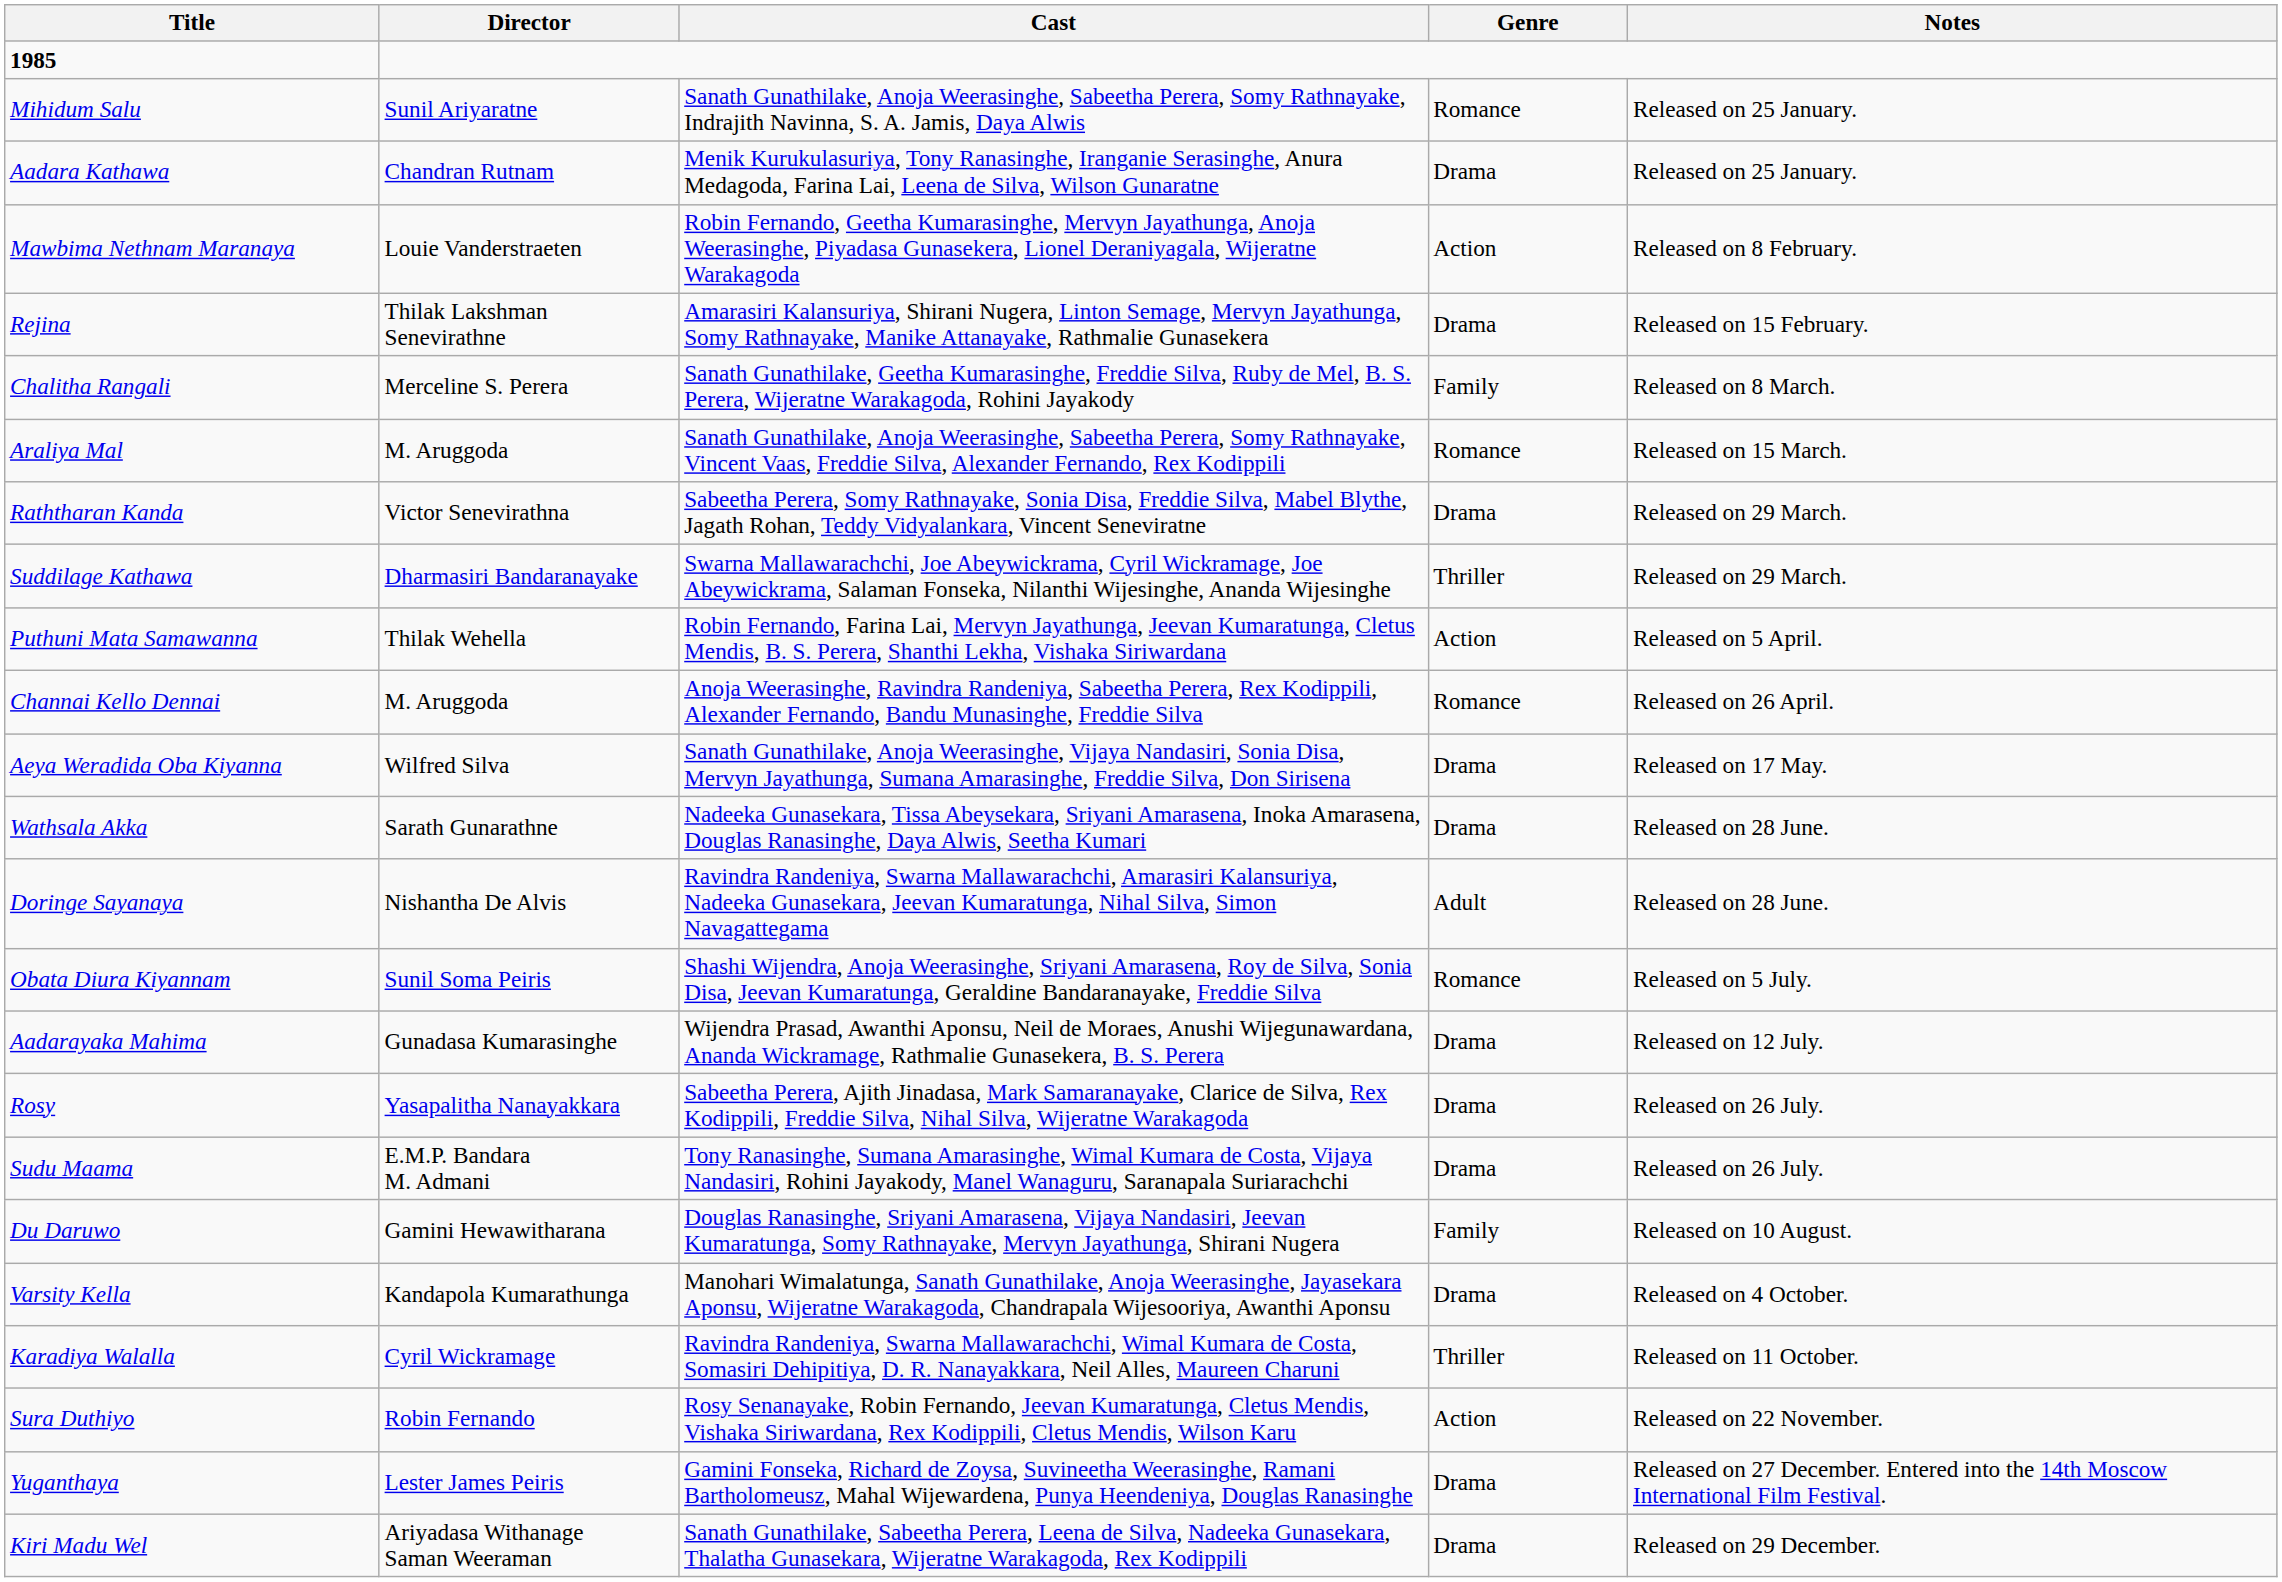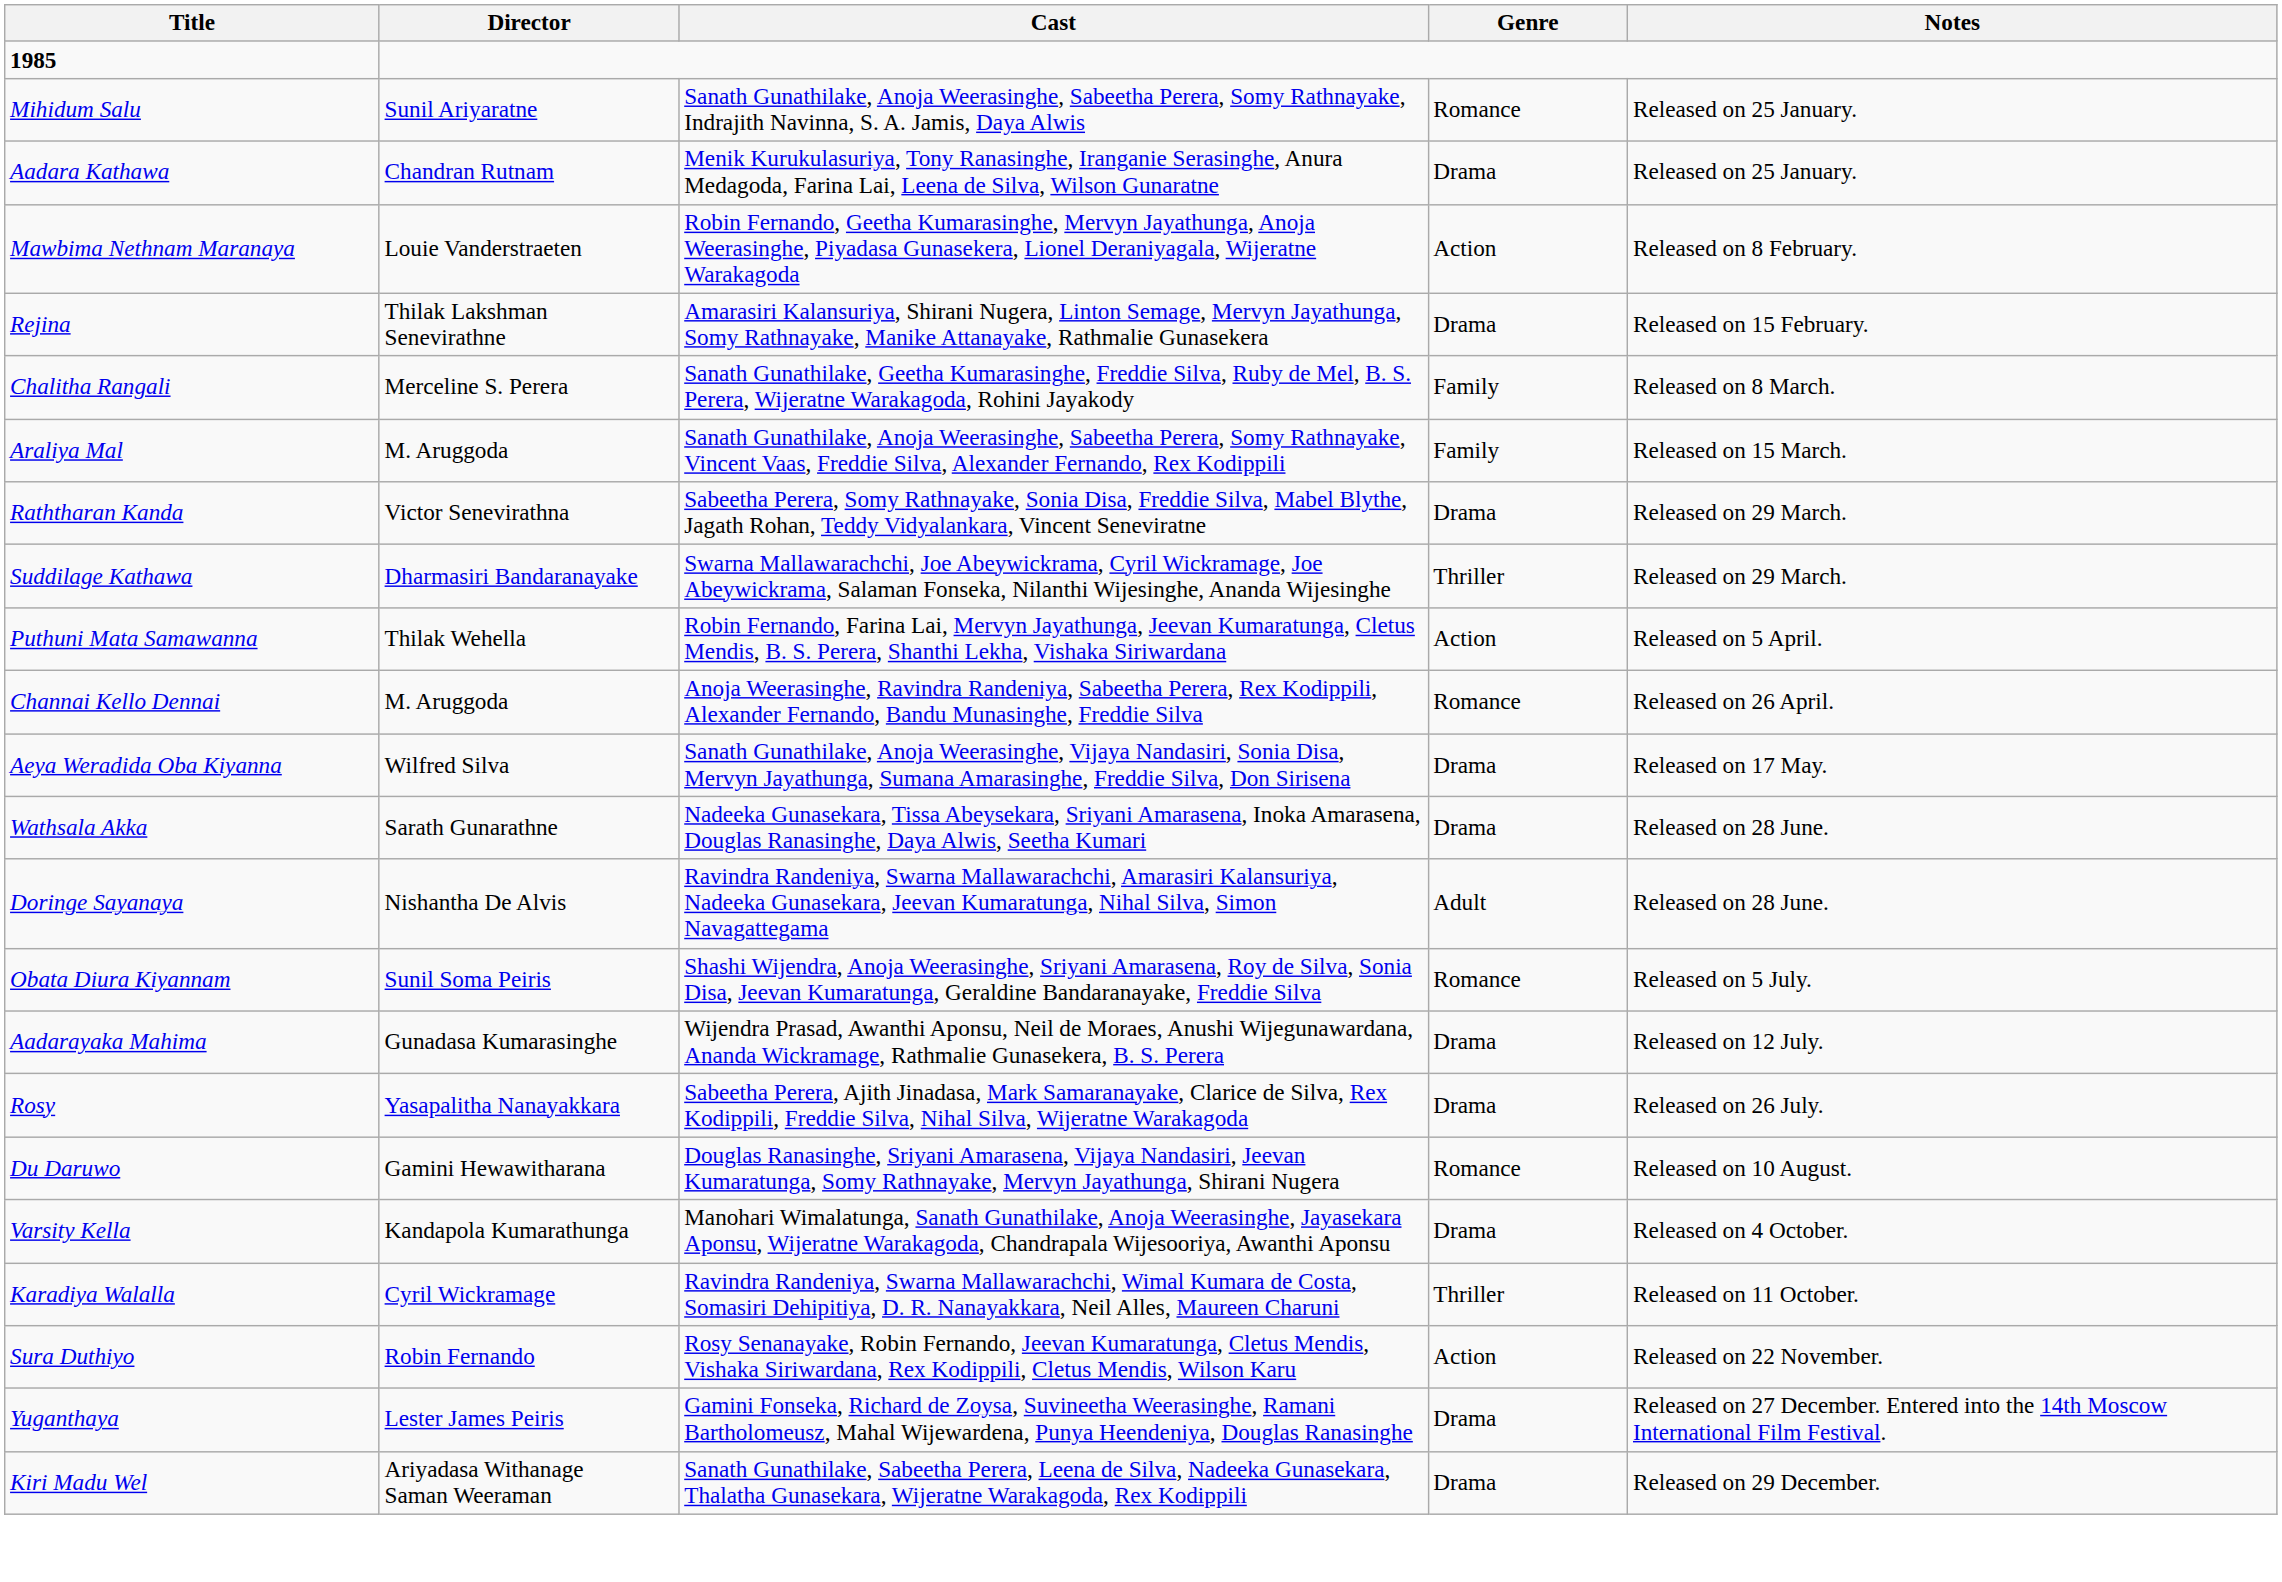(1477, 450) Romance -> (1466, 450) Family
- row: (72, 1168)
(1466, 1230) Family -> (1477, 1168) Romance
